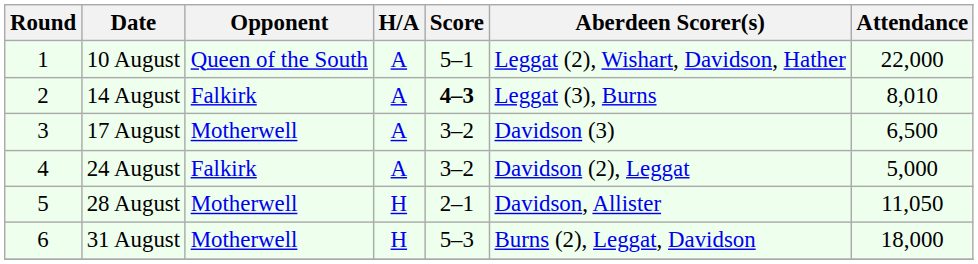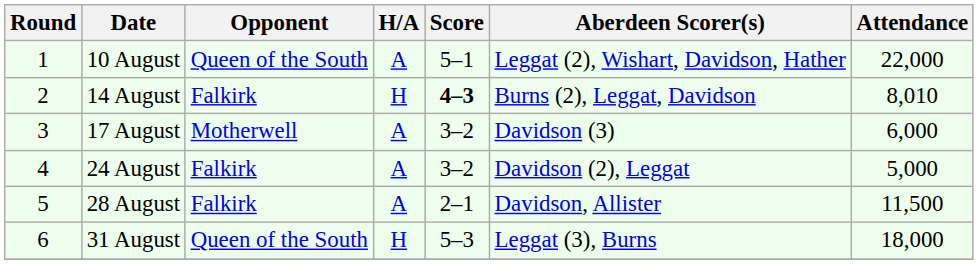(399, 95) A -> (399, 95) H
(576, 95) Leggat (3), Burns -> (625, 95) Burns (2), Leggat, Davidson
(912, 131) 6,500 -> (912, 131) 6,000
(244, 204) Motherwell -> (224, 204) Falkirk
(399, 204) H -> (399, 204) A
(912, 204) 11,050 -> (912, 204) 11,500
(244, 240) Motherwell -> (279, 240) Queen of the South
(625, 240) Burns (2), Leggat, Davidson -> (576, 240) Leggat (3), Burns
